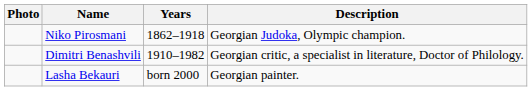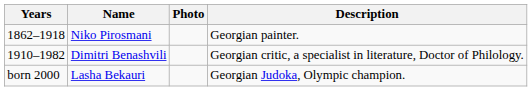columns swapped: (23, 14) <-> (176, 14)
(308, 34) Georgian Judoka, Olympic champion. -> (255, 34) Georgian painter.
(255, 75) Georgian painter. -> (308, 75) Georgian Judoka, Olympic champion.
